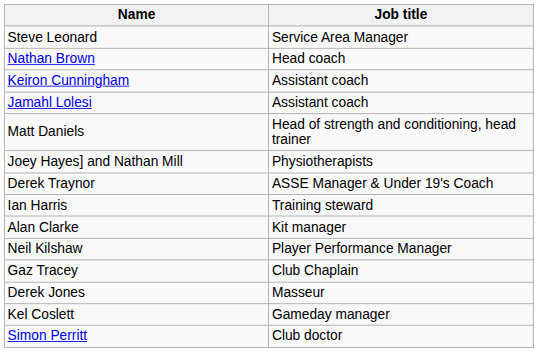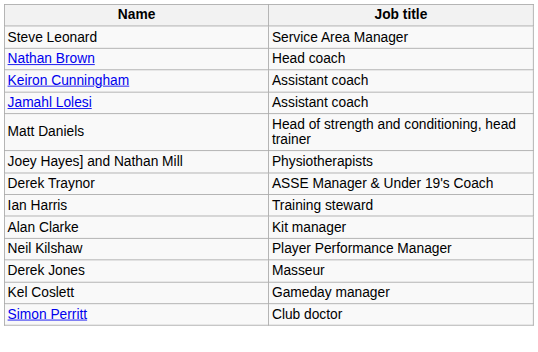- row: (43, 270)
